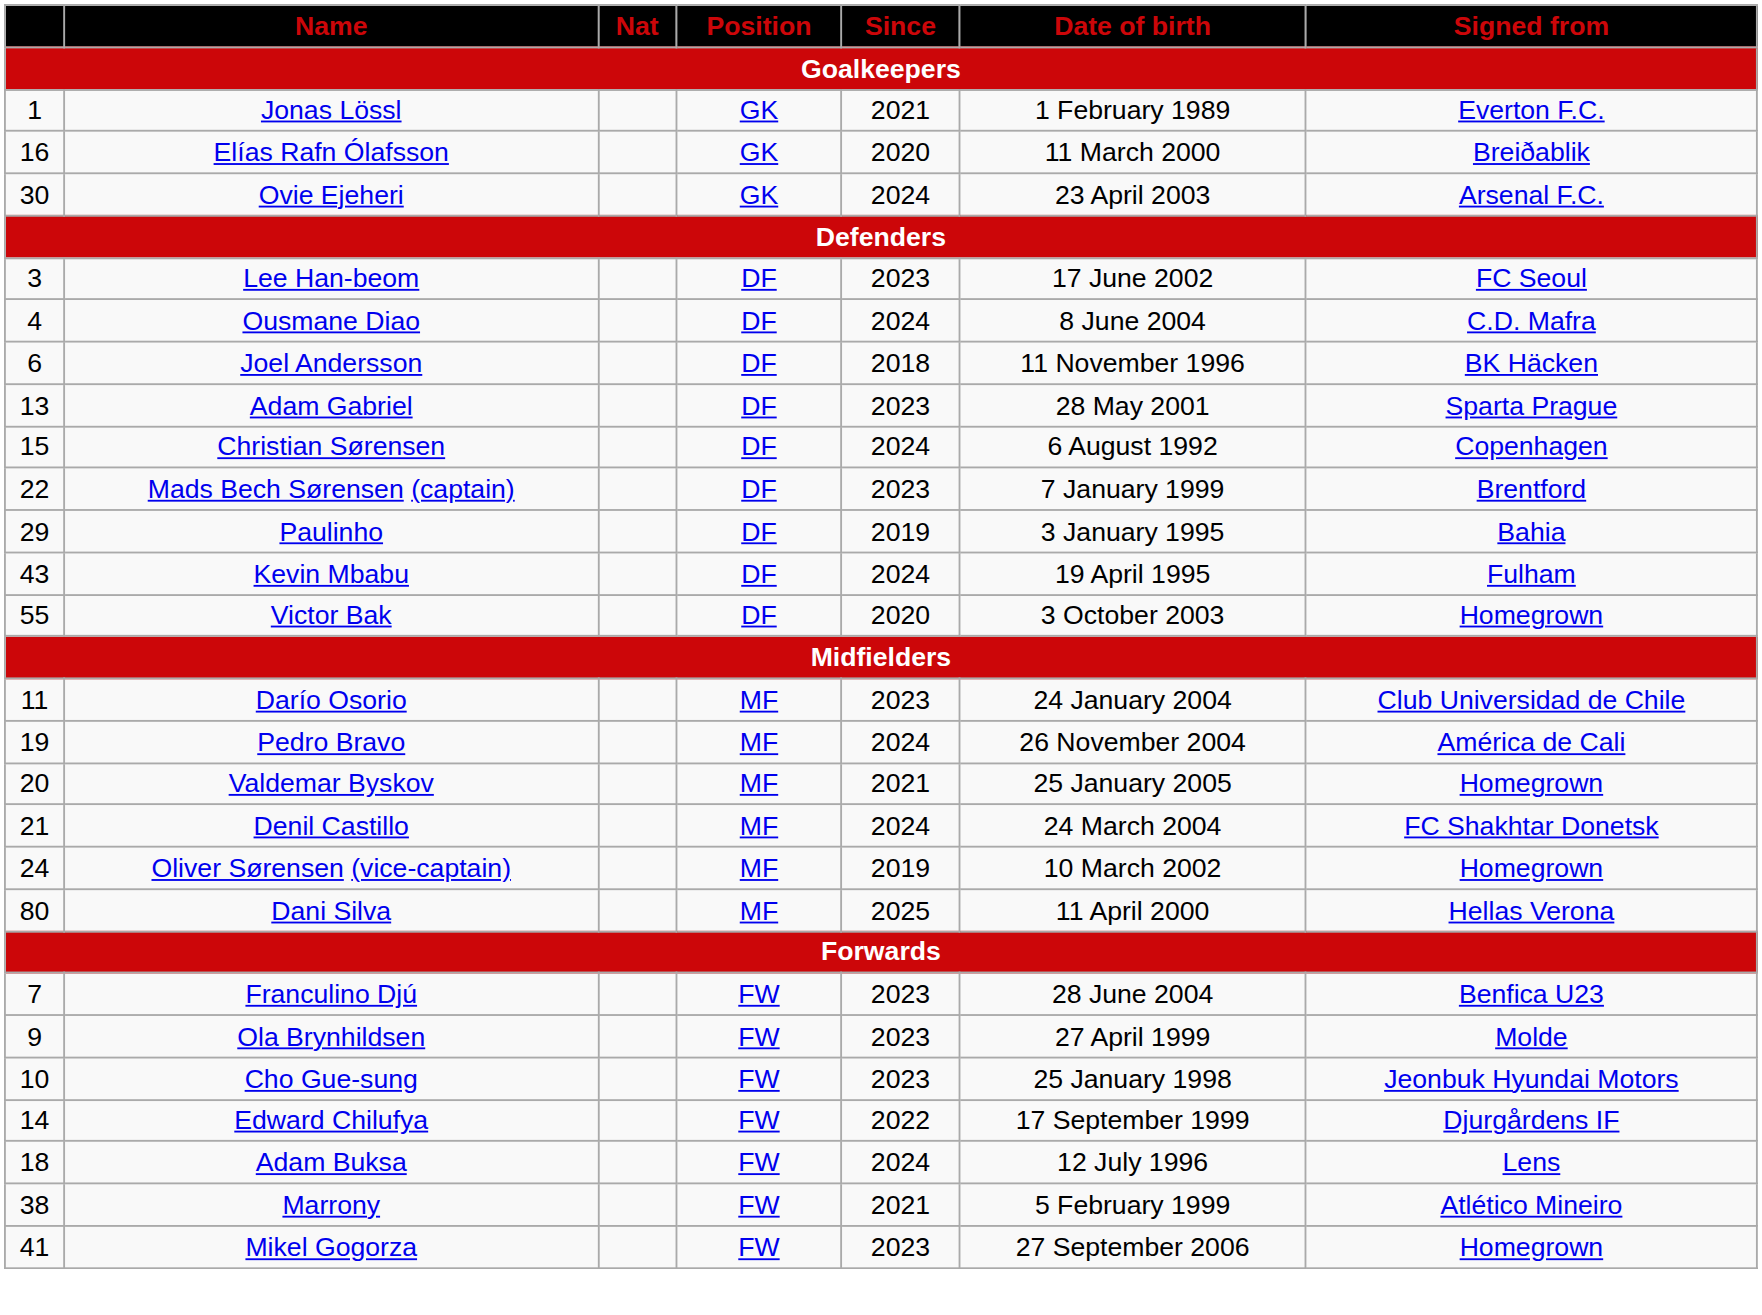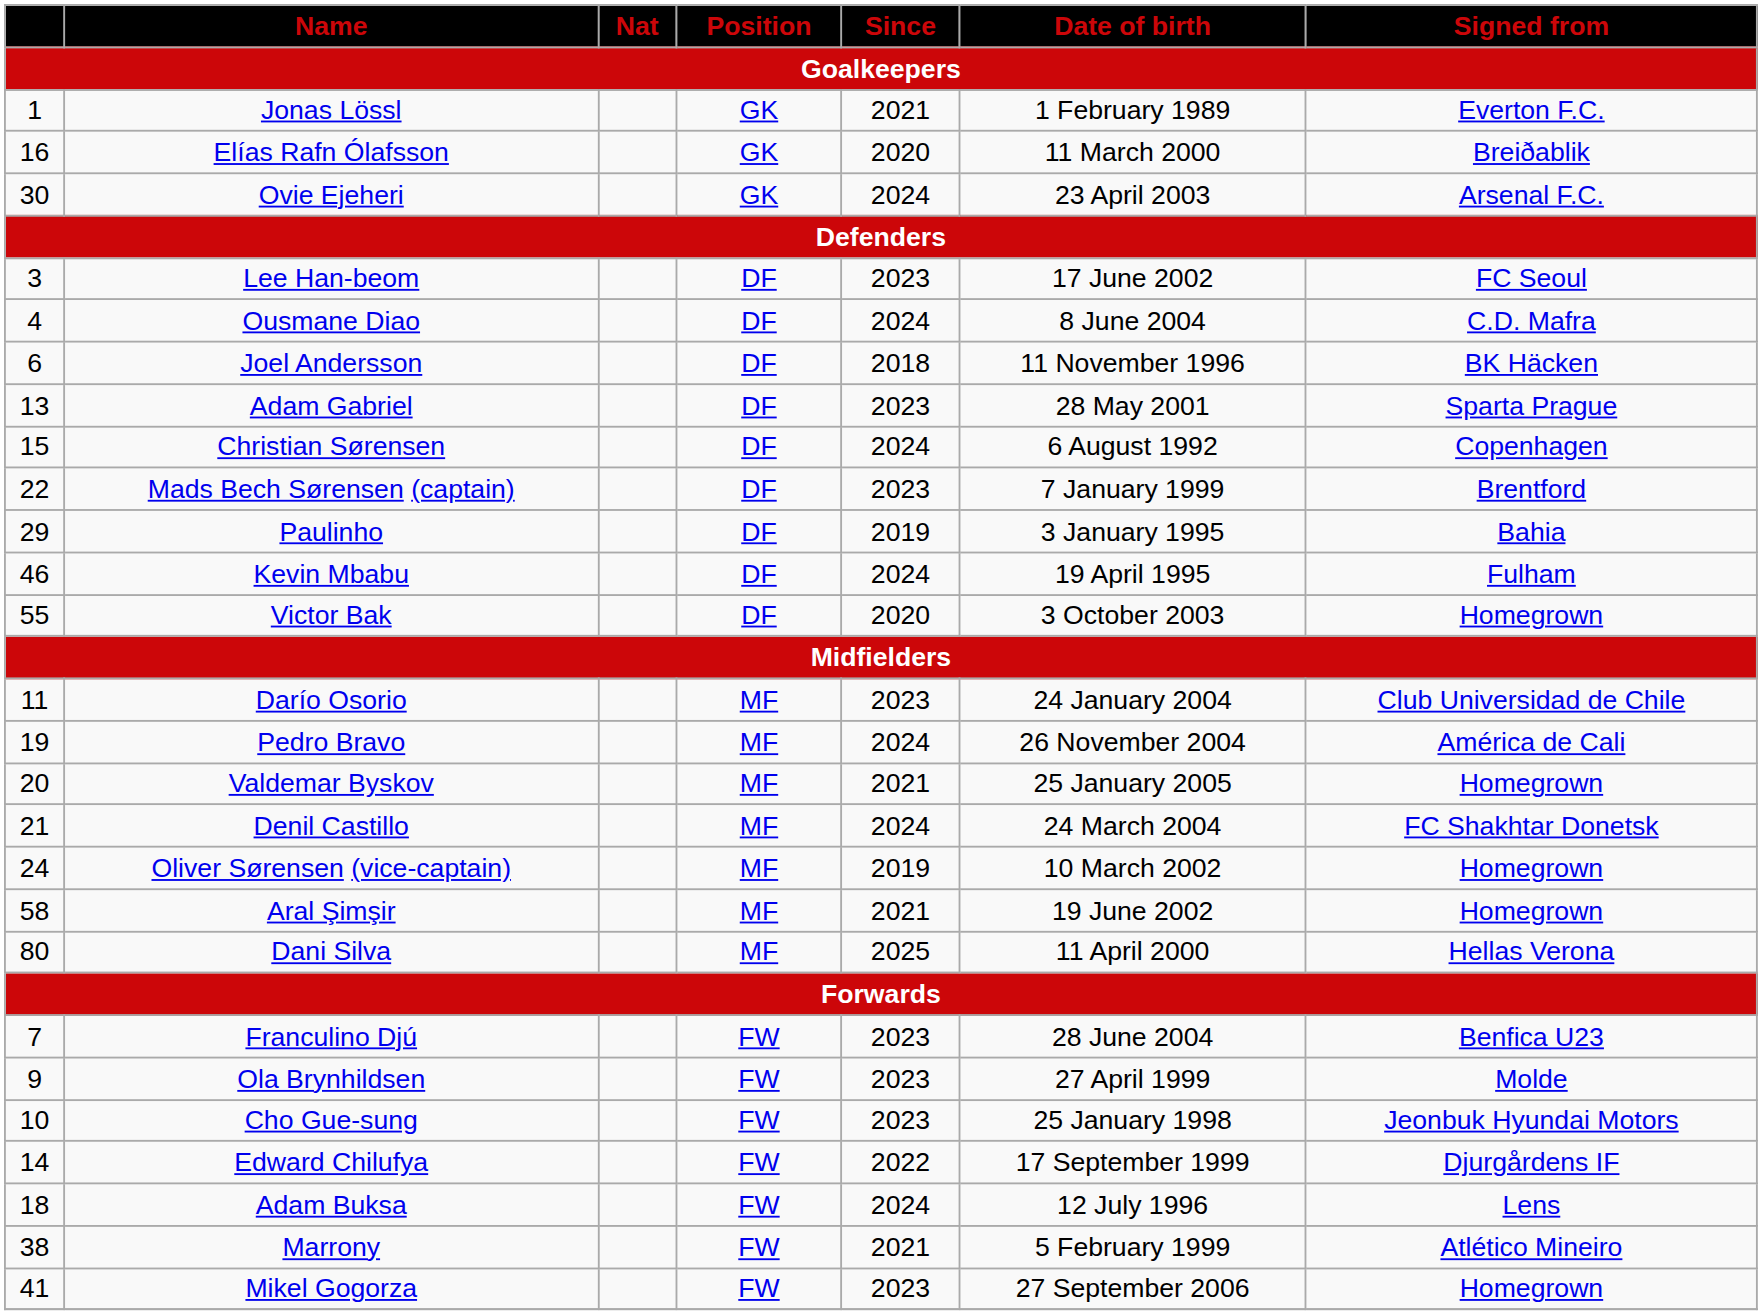(35, 573) 43 -> (35, 573) 46
+ row: (331, 910)
